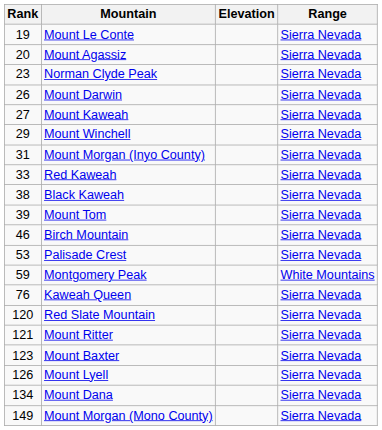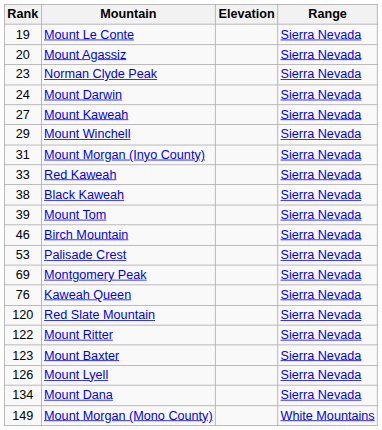(23, 94) 26 -> (23, 94) 24
(23, 275) 59 -> (23, 275) 69
(328, 275) White Mountains -> (321, 275) Sierra Nevada
(23, 335) 121 -> (23, 335) 122
(321, 415) Sierra Nevada -> (328, 415) White Mountains
